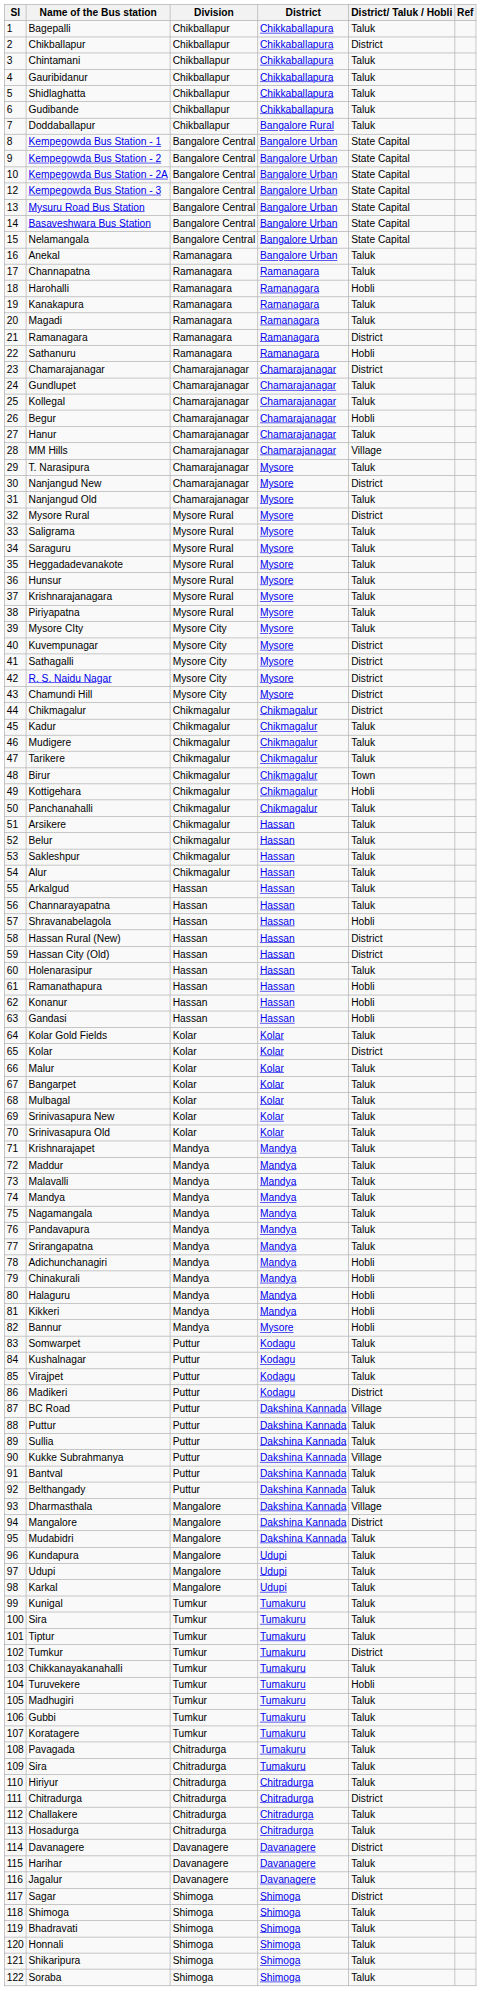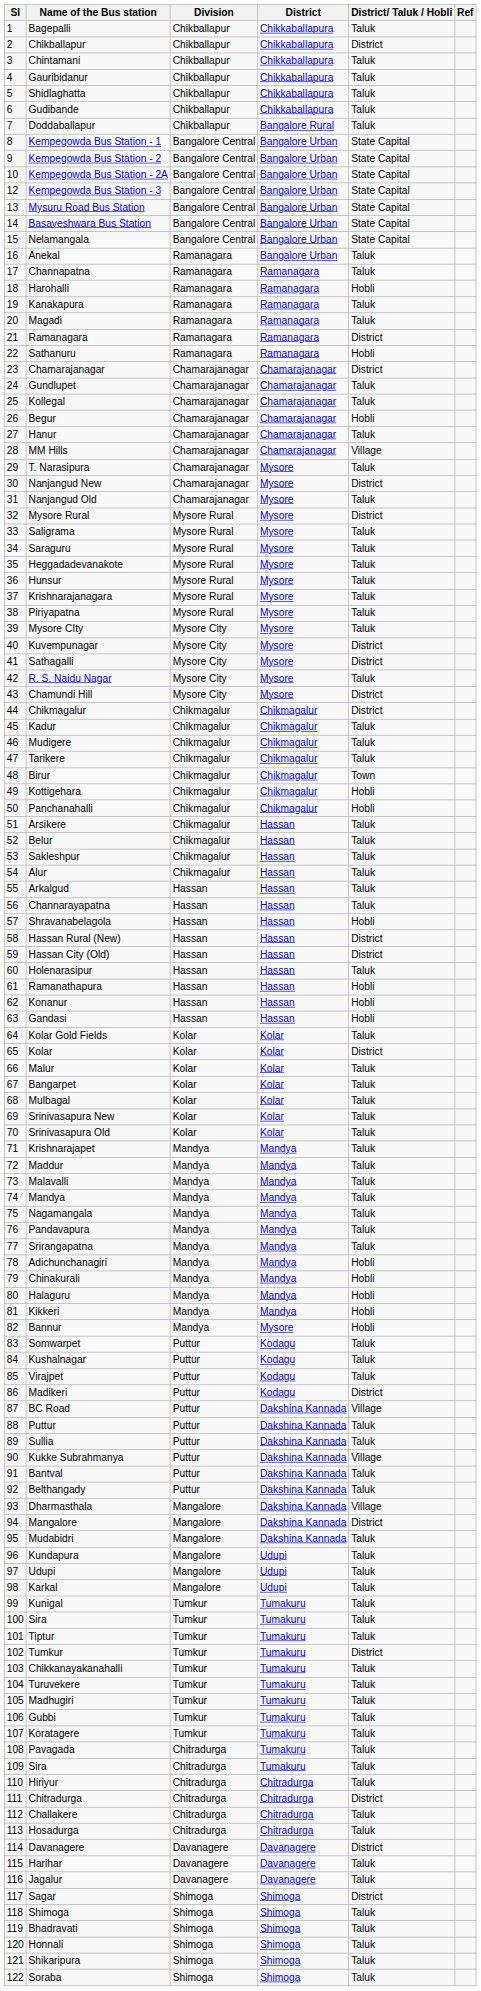(367, 678) District -> (363, 678) Taluk
(363, 808) Taluk -> (363, 808) Hobli
(363, 1685) Hobli -> (363, 1685) Taluk
